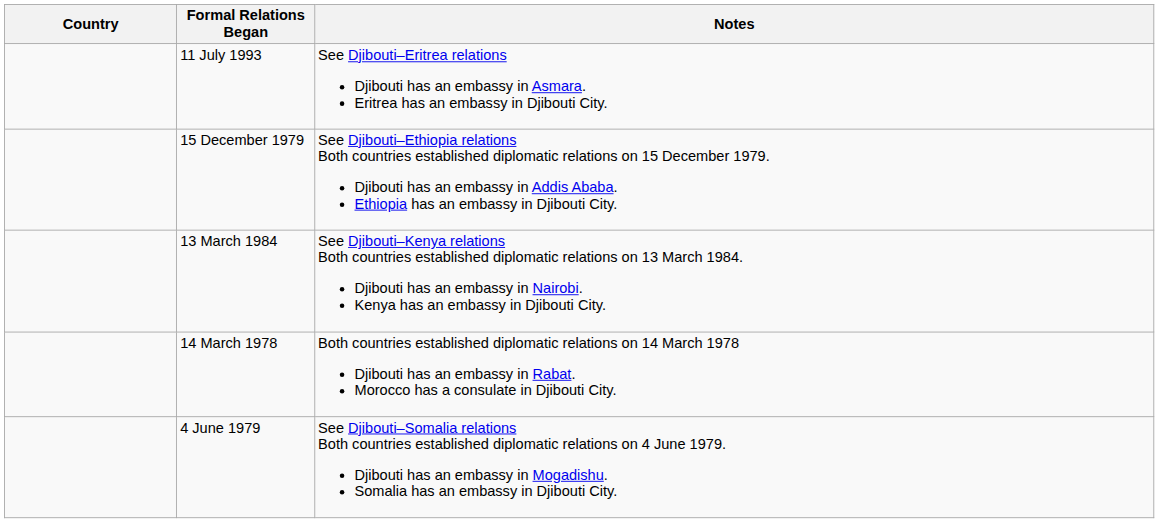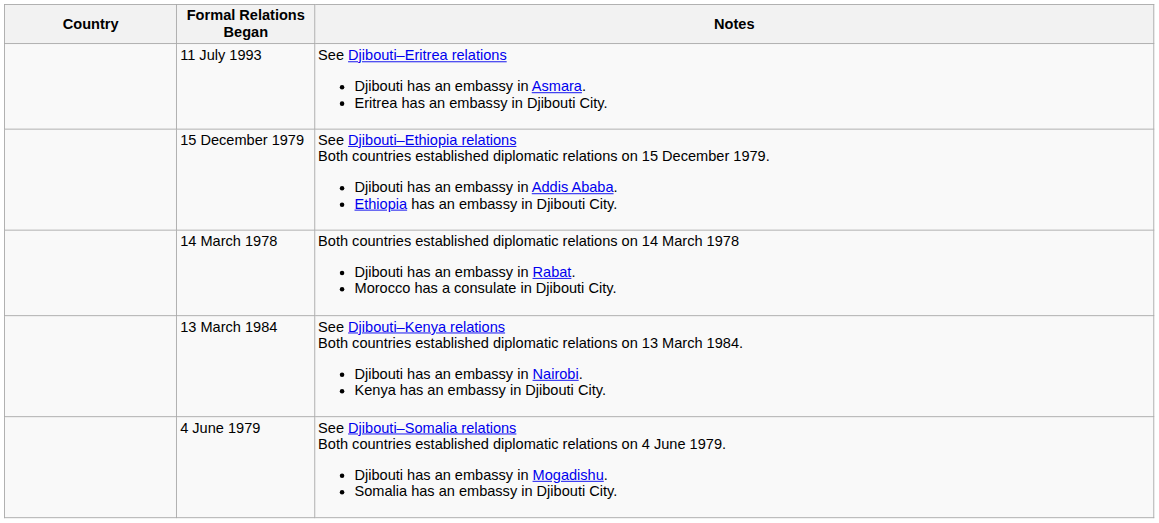rows swapped: (229, 241) <-> (229, 343)
